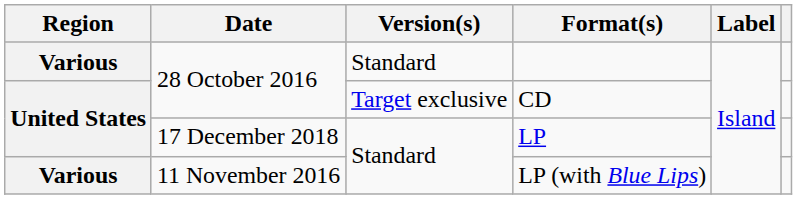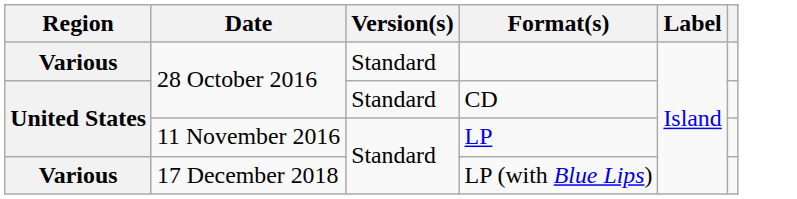(429, 99) Target exclusive -> (394, 99) Standard
(248, 136) 17 December 2018 -> (249, 136) 11 November 2016
(249, 174) 11 November 2016 -> (248, 174) 17 December 2018
